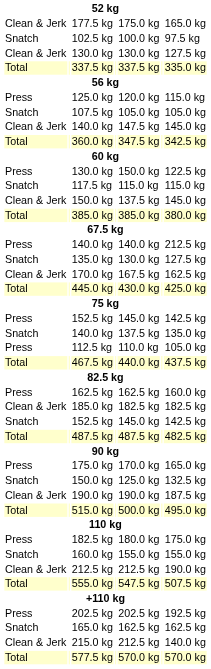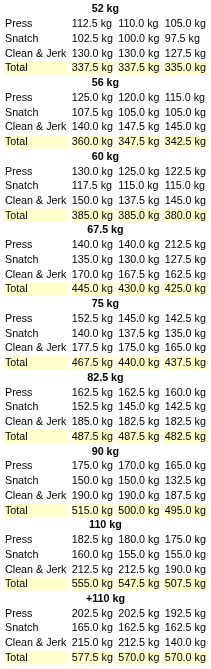rows swapped: (19, 348) <-> (36, 23)
(139, 171) 150.0 kg -> (139, 171) 125.0 kg
rows swapped: (22, 421) <-> (36, 407)
(139, 480) 125.0 kg -> (139, 480) 150.0 kg
